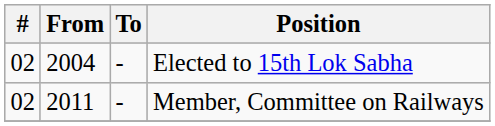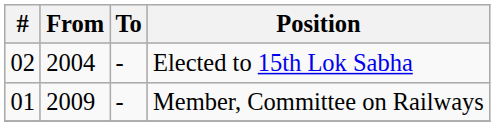(23, 101) 02 -> (23, 101) 01
(70, 101) 2011 -> (71, 101) 2009
